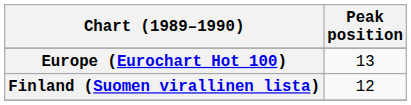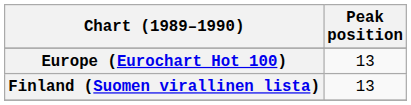(365, 87) 12 -> (365, 87) 13
